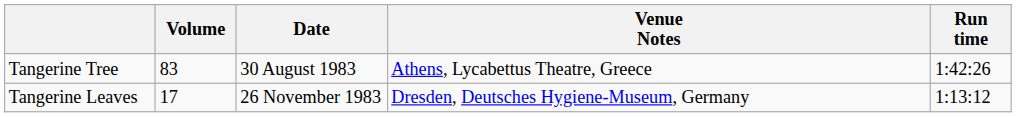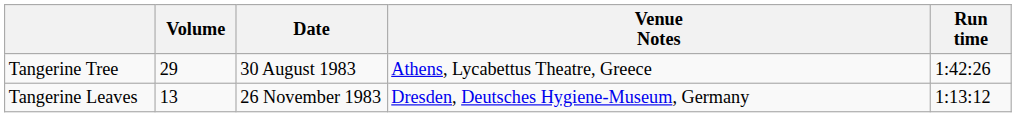(169, 68) 83 -> (169, 68) 29
(169, 97) 17 -> (169, 97) 13
